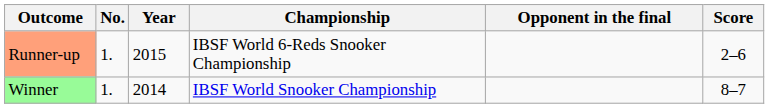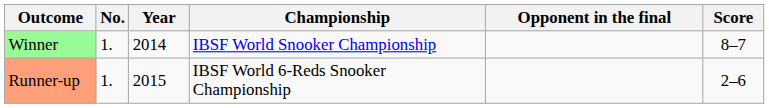rows swapped: (33, 90) <-> (44, 53)
